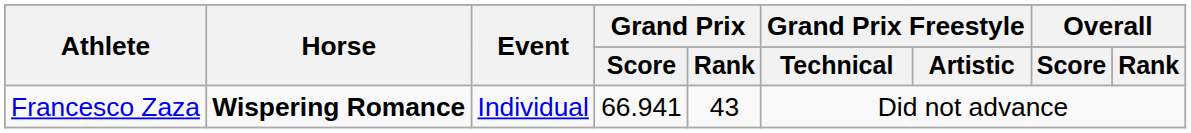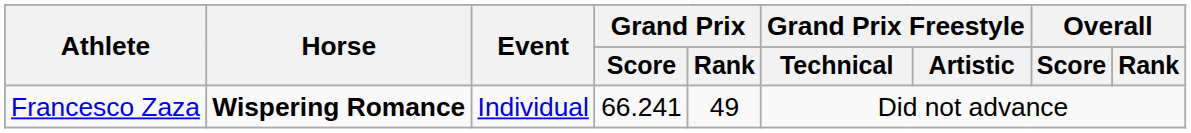(641, 107) 66.941 -> (641, 107) 66.241
(724, 107) 43 -> (724, 107) 49
